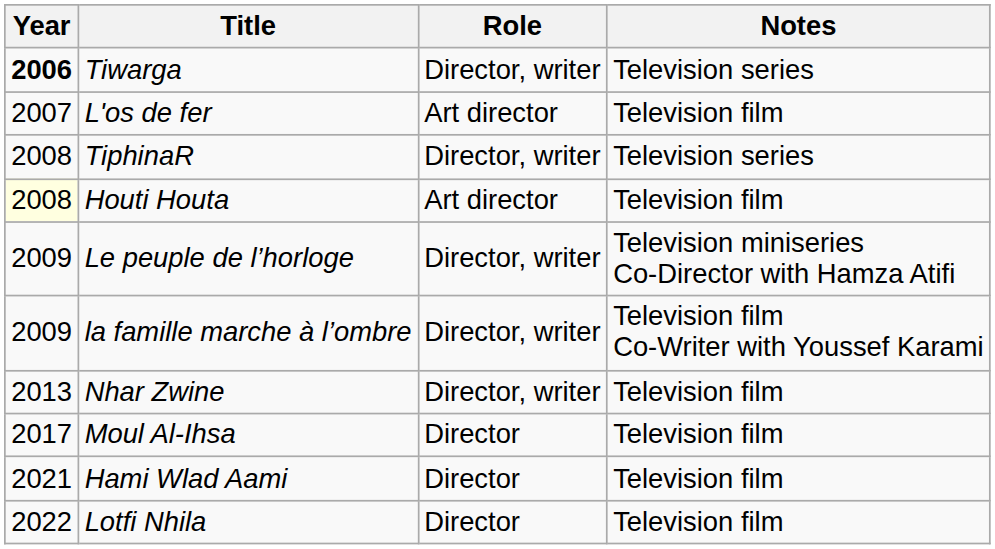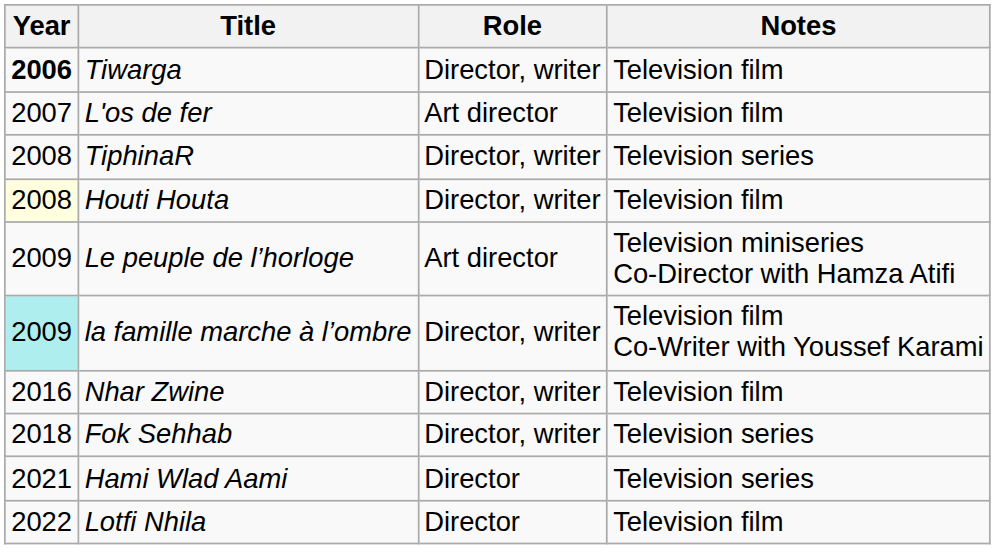(714, 69) Television series -> (698, 69) Television film
(491, 199) Art director -> (512, 199) Director, writer
(512, 258) Director, writer -> (491, 258) Art director
(42, 332) no background -> (42, 332) paleturquoise background
(42, 391) 2013 -> (42, 391) 2016
- row: (160, 434)
+ row: (158, 434)
(698, 478) Television film -> (714, 478) Television series
